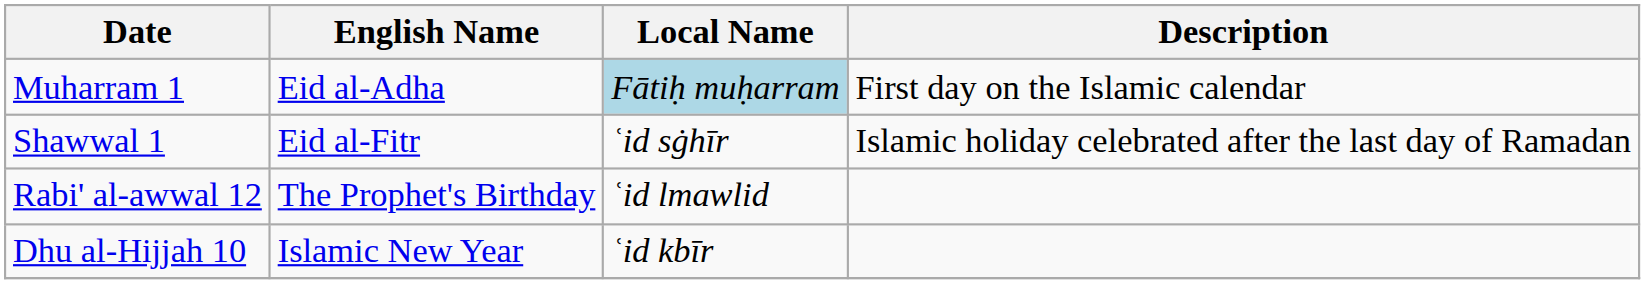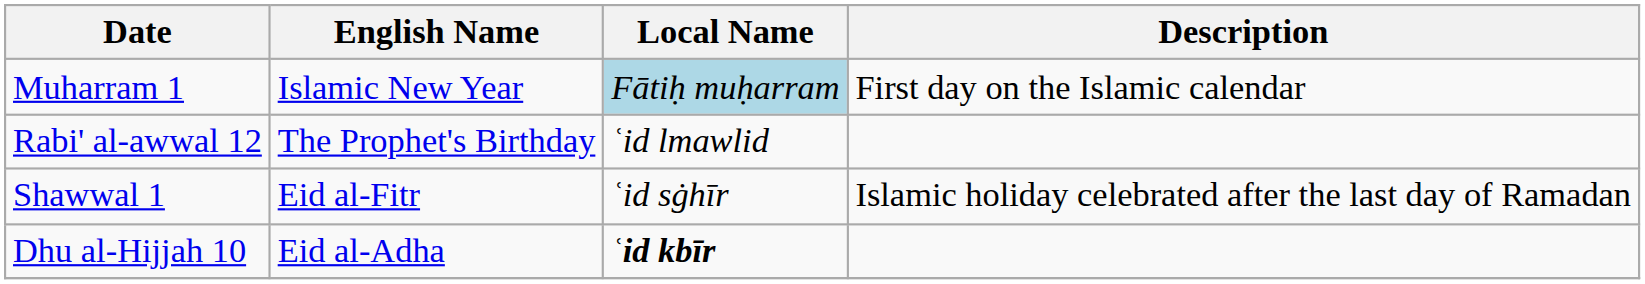(361, 86) Eid al-Adha -> (400, 86) Islamic New Year
rows swapped: (137, 195) <-> (89, 140)
(400, 250) Islamic New Year -> (361, 250) Eid al-Adha
(662, 250) normal -> (663, 250) bold
